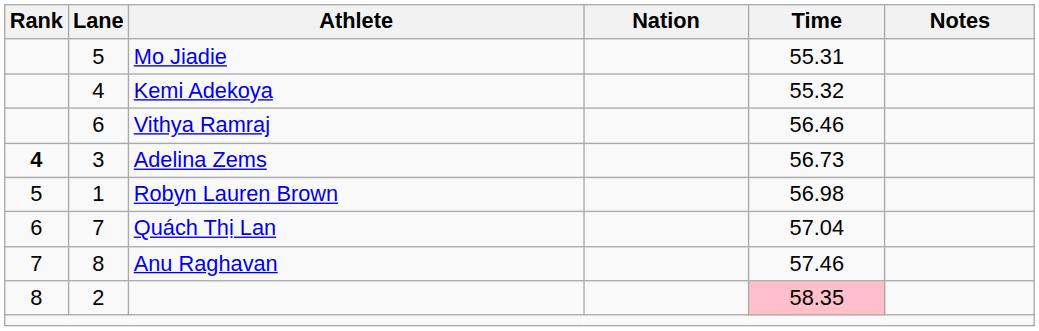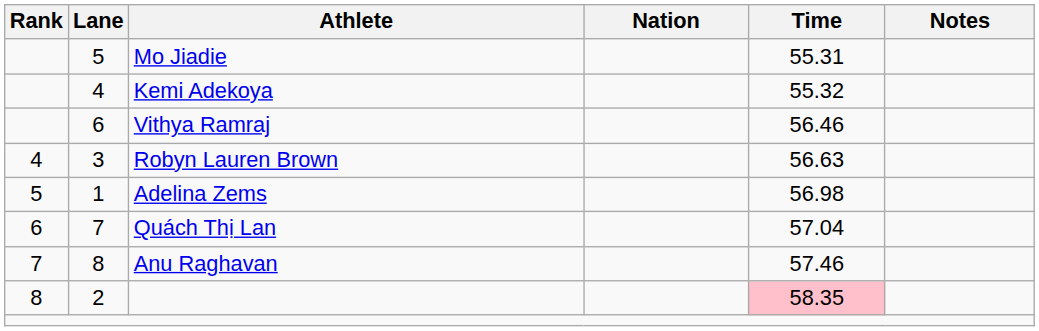(36, 159) bold -> (36, 159) normal
(200, 159) Adelina Zems -> (236, 159) Robyn Lauren Brown
(817, 159) 56.73 -> (817, 159) 56.63
(236, 194) Robyn Lauren Brown -> (200, 194) Adelina Zems
